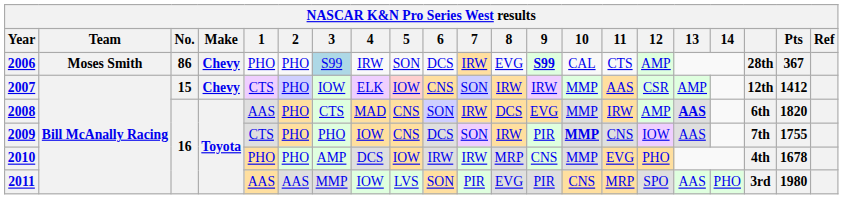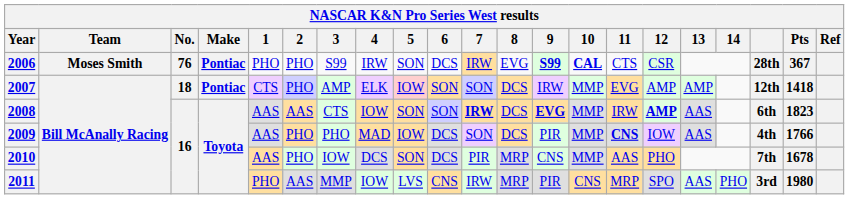(185, 63) 86 -> (185, 63) 76
(221, 63) Chevy -> (223, 63) Pontiac
(332, 63) lightblue background -> (336, 63) no background
(582, 63) normal -> (588, 63) bold
(656, 63) AMP -> (661, 63) CSR
(185, 87) 15 -> (185, 87) 18
(221, 87) Chevy -> (223, 87) Pontiac
(332, 87) IOW -> (336, 87) AMP
(440, 87) CNS -> (445, 87) SON
(509, 87) IRW -> (514, 87) DCS
(620, 87) AAS -> (625, 87) EVG
(656, 87) CSR -> (661, 87) AMP
(794, 87) 1412 -> (800, 87) 1418
(295, 111) PHO -> (300, 111) AAS
(370, 111) MAD -> (374, 111) IOW
(406, 111) CNS -> (411, 111) SON
(474, 111) normal -> (479, 111) bold
(544, 111) normal -> (550, 111) bold
(656, 111) normal -> (661, 111) bold
(692, 111) bold -> (698, 111) normal
(794, 111) 1820 -> (800, 111) 1823
(261, 134) CTS -> (266, 134) AAS
(370, 134) IOW -> (374, 134) MAD
(406, 134) CNS -> (411, 134) IOW
(509, 134) IRW -> (514, 134) DCS
(582, 134) bold -> (588, 134) normal
(620, 134) normal -> (625, 134) bold
(760, 134) 7th -> (767, 134) 4th
(794, 134) 1755 -> (800, 134) 1766
(261, 158) PHO -> (266, 158) AAS
(332, 158) AMP -> (336, 158) IOW
(406, 158) IOW -> (411, 158) SON
(440, 158) IRW -> (445, 158) DCS
(474, 158) IRW -> (479, 158) PIR
(620, 158) EVG -> (625, 158) AAS
(760, 158) 4th -> (767, 158) 7th
(261, 182) AAS -> (266, 182) PHO
(440, 182) SON -> (445, 182) CNS
(474, 182) PIR -> (479, 182) IRW
(509, 182) EVG -> (514, 182) MRP
